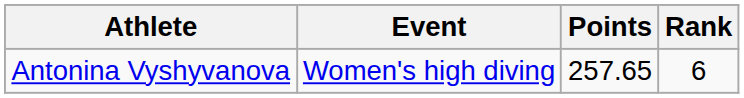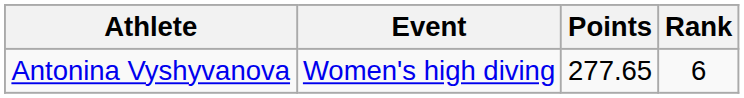(610, 71) 257.65 -> (610, 71) 277.65
